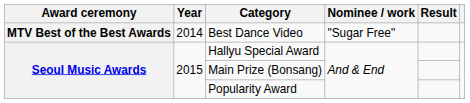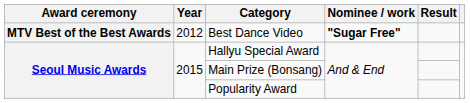(190, 32) 2014 -> (190, 32) 2012
(361, 32) normal -> (364, 32) bold
